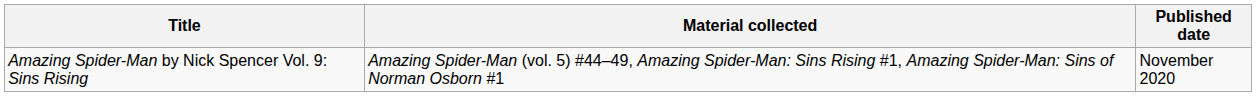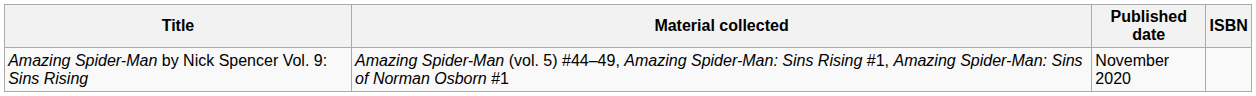+ column: (1229, 26)
